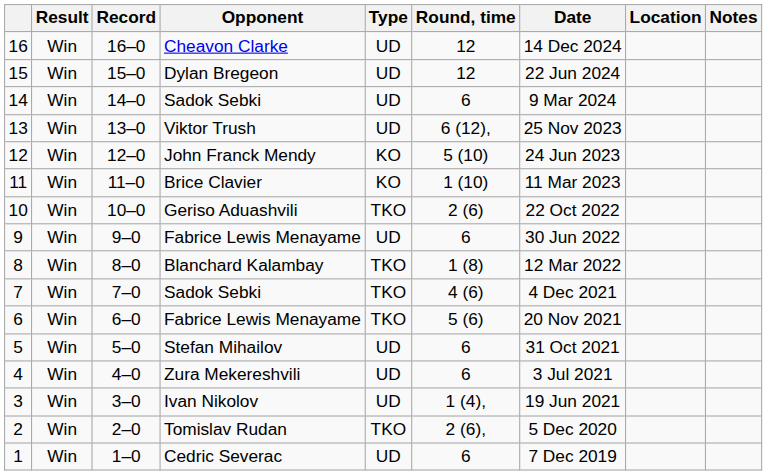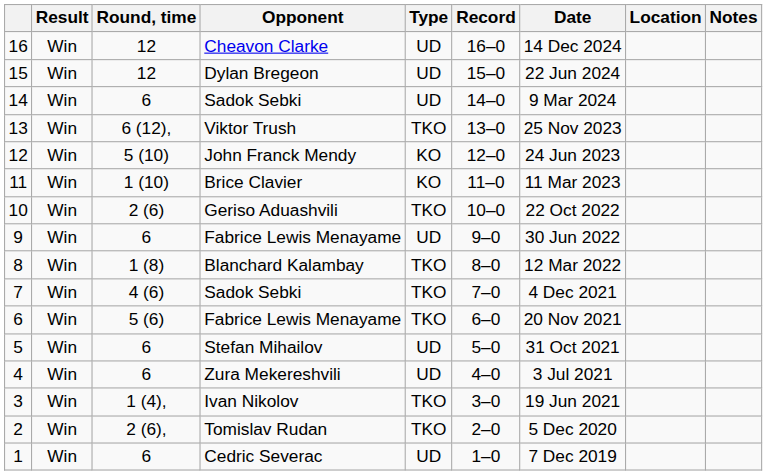columns swapped: (126, 18) <-> (466, 18)
(388, 127) UD -> (429, 127) TKO
(388, 401) UD -> (429, 401) TKO
